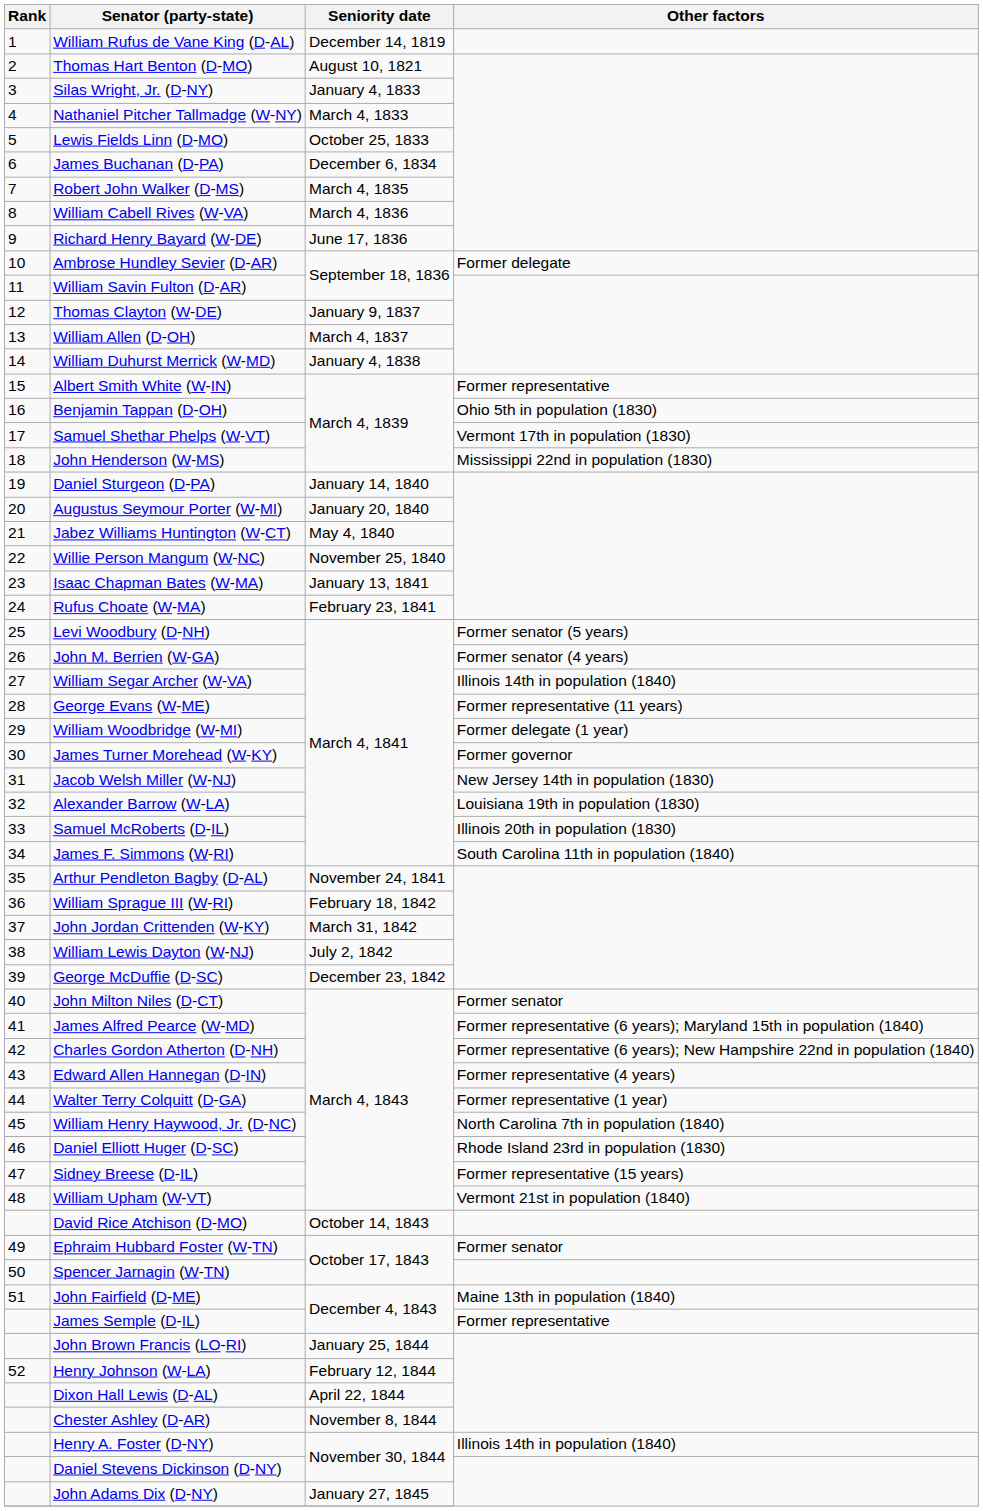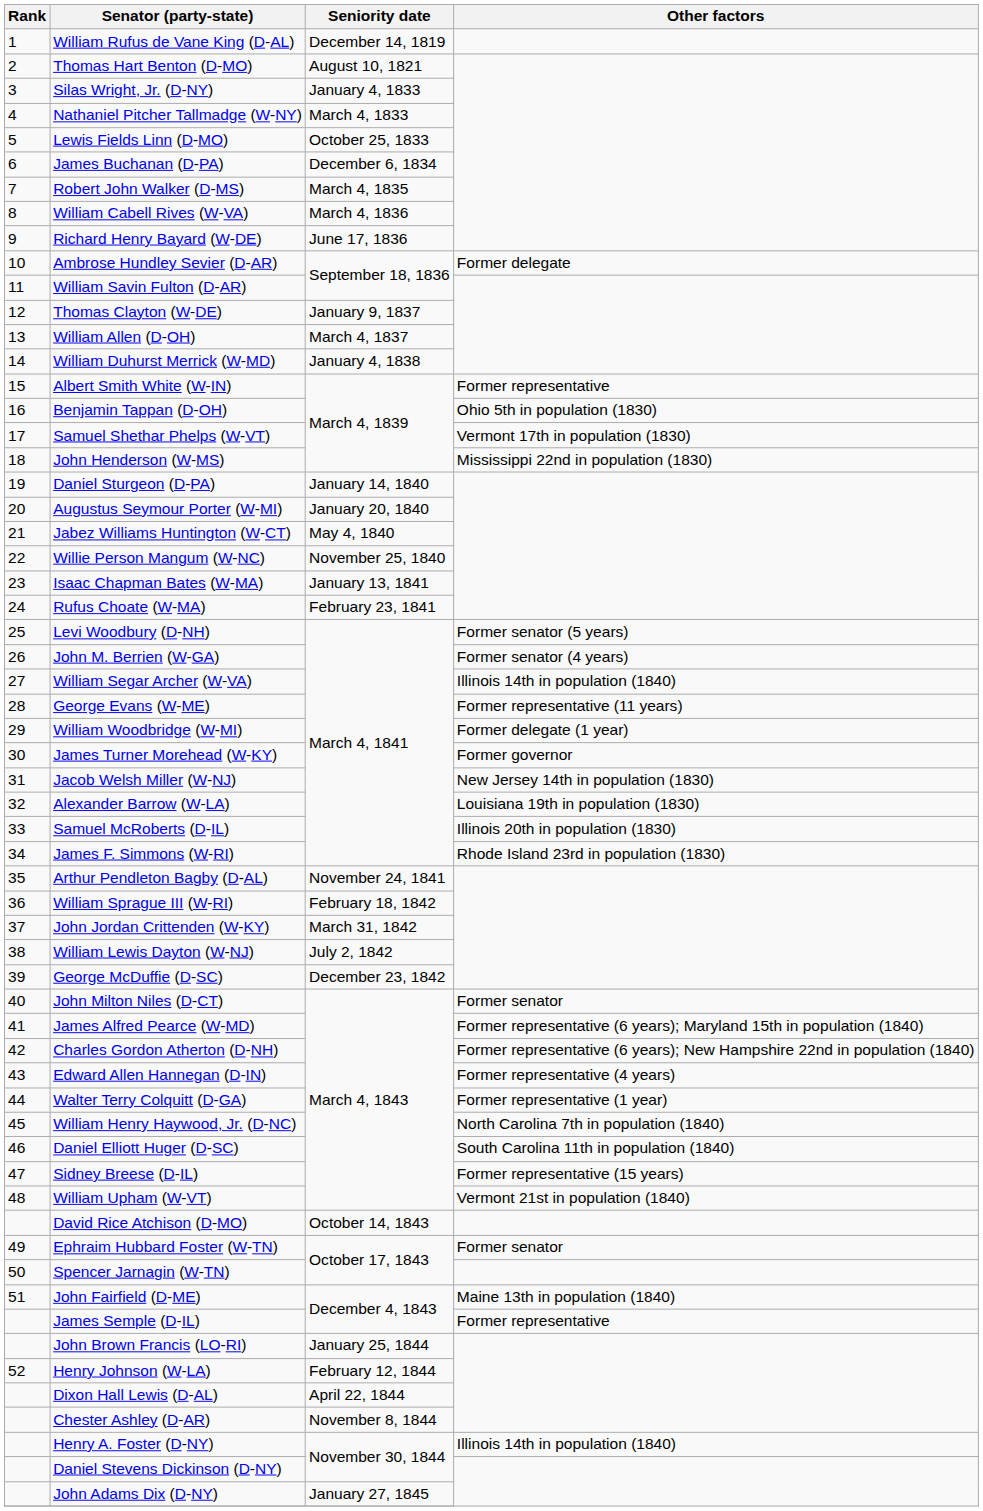(596, 853) South Carolina 11th in population (1840) -> (591, 853) Rhode Island 23rd in population (1830)
(591, 1149) Rhode Island 23rd in population (1830) -> (596, 1149) South Carolina 11th in population (1840)
